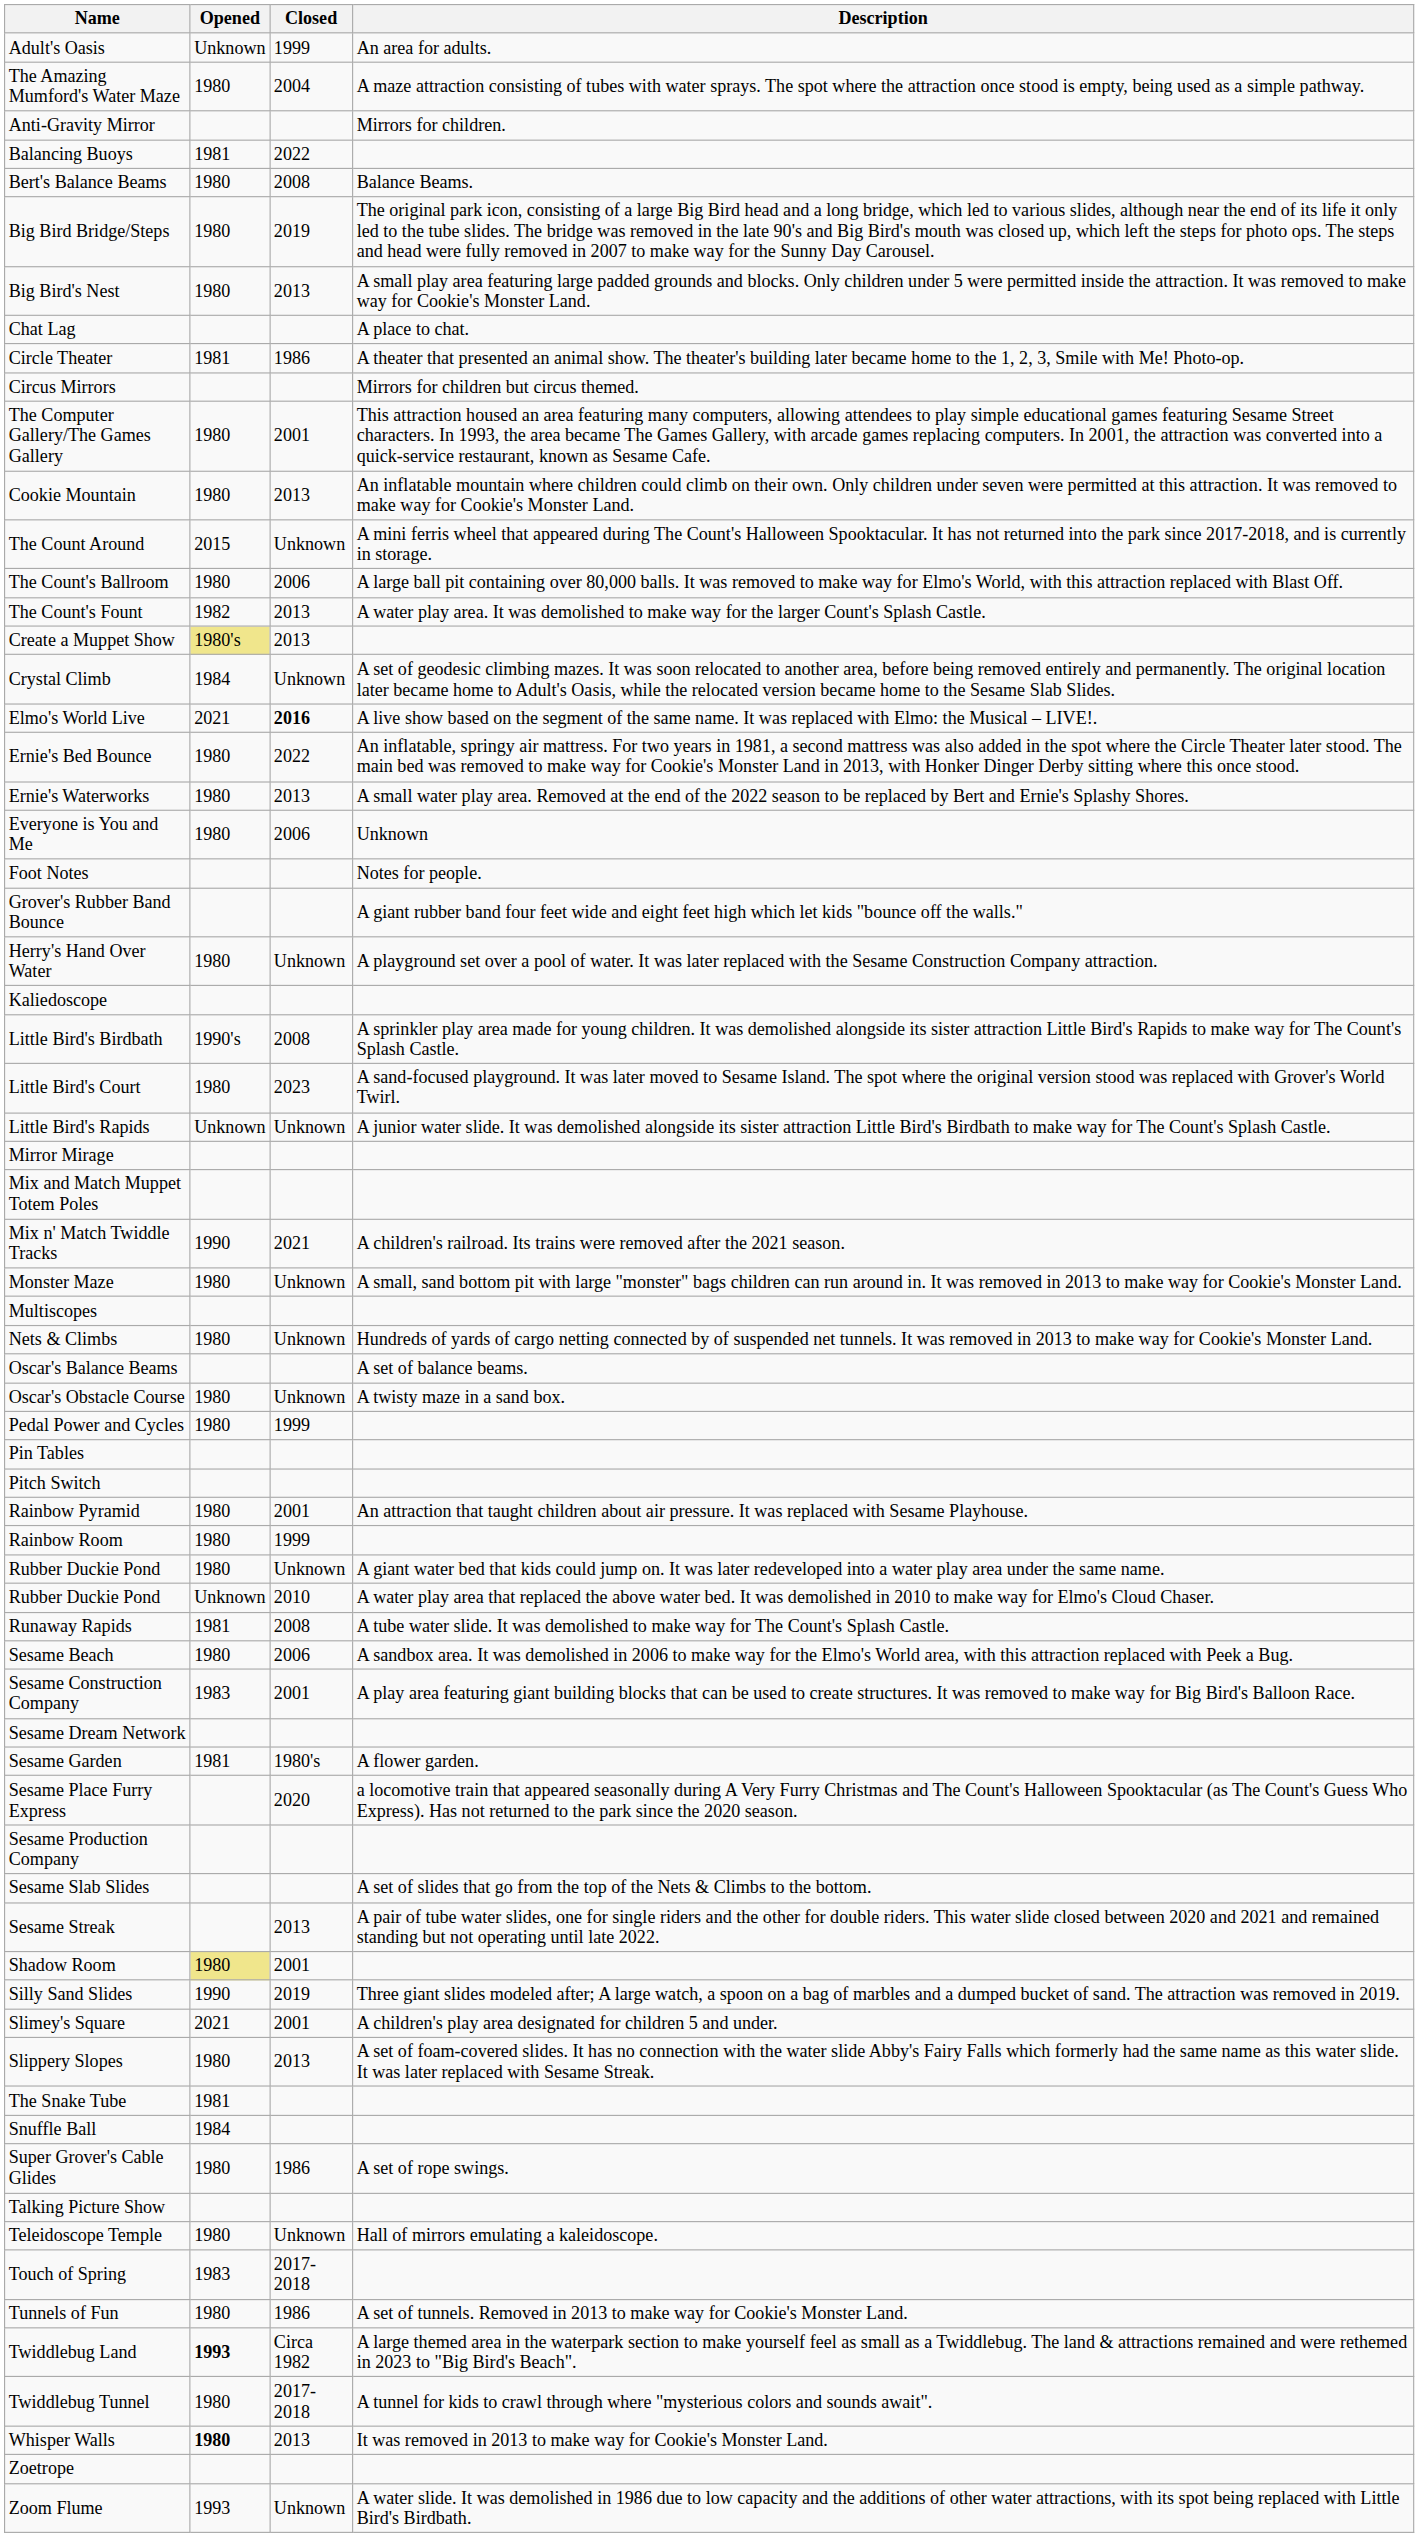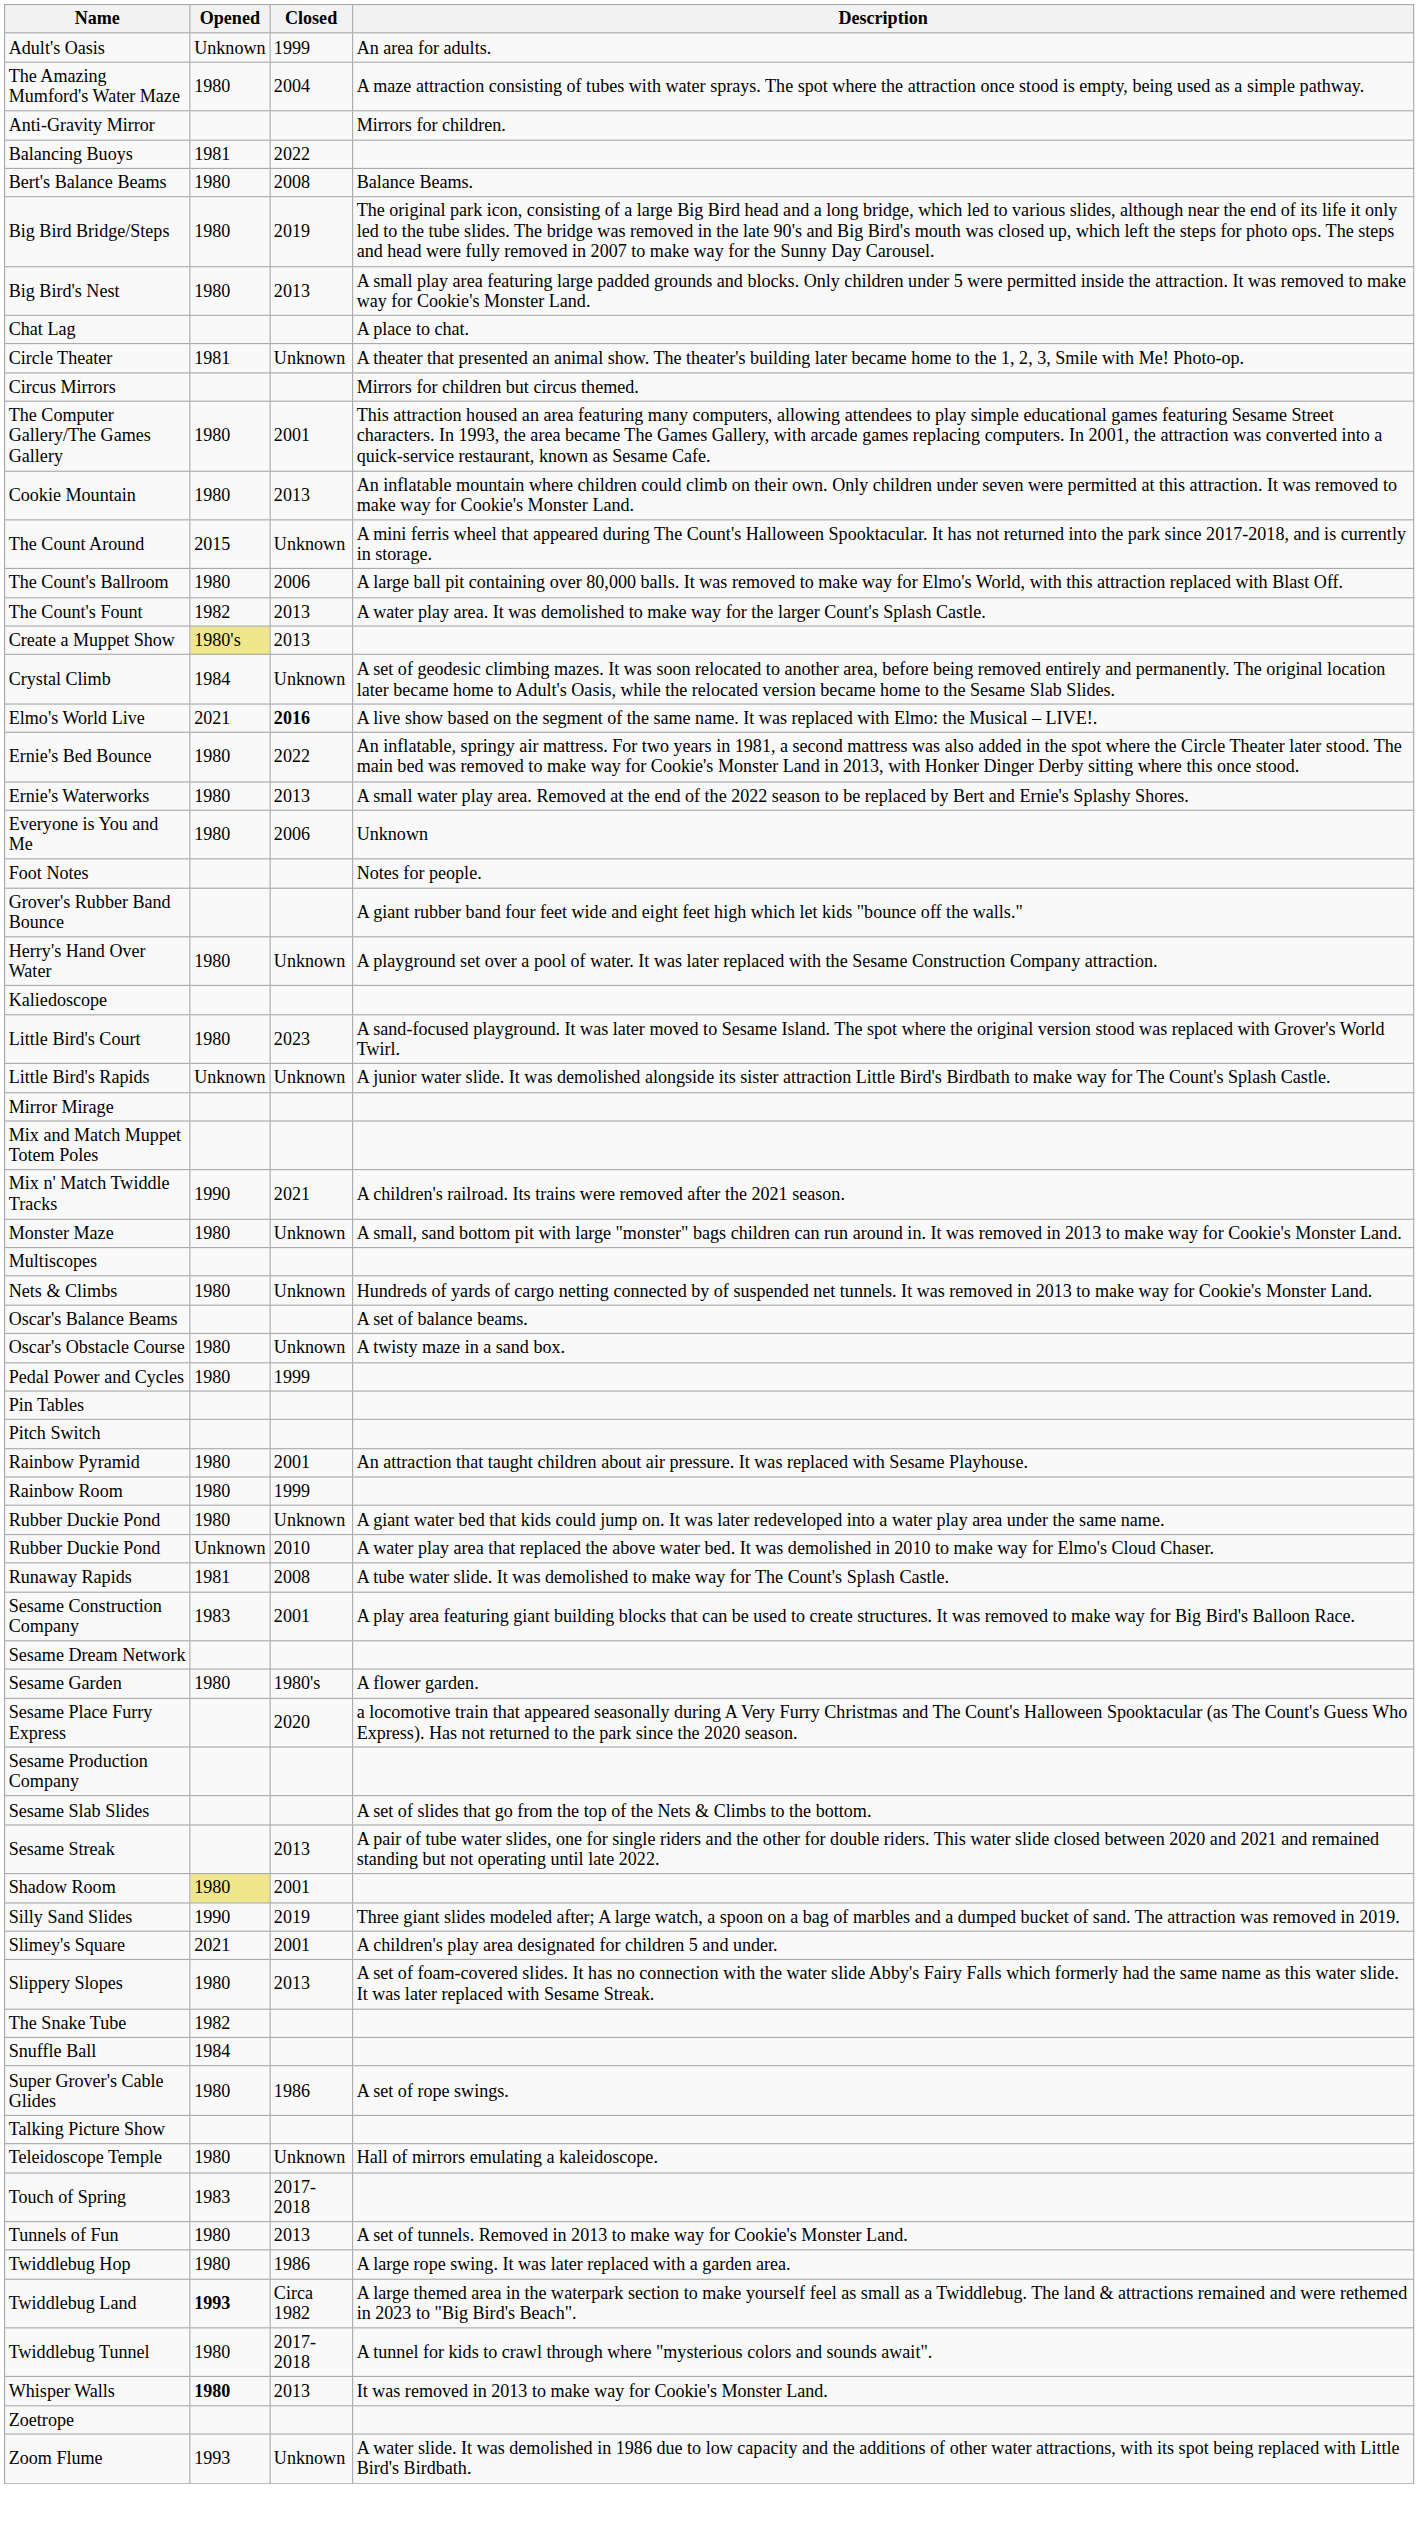(292, 358) 1986 -> (310, 358) Unknown
- row: (86, 1038)
- row: (61, 1654)
(212, 1761) 1981 -> (212, 1683) 1980
(212, 2100) 1981 -> (212, 2023) 1982
(292, 2313) 1986 -> (292, 2235) 2013
+ row: (70, 2264)
